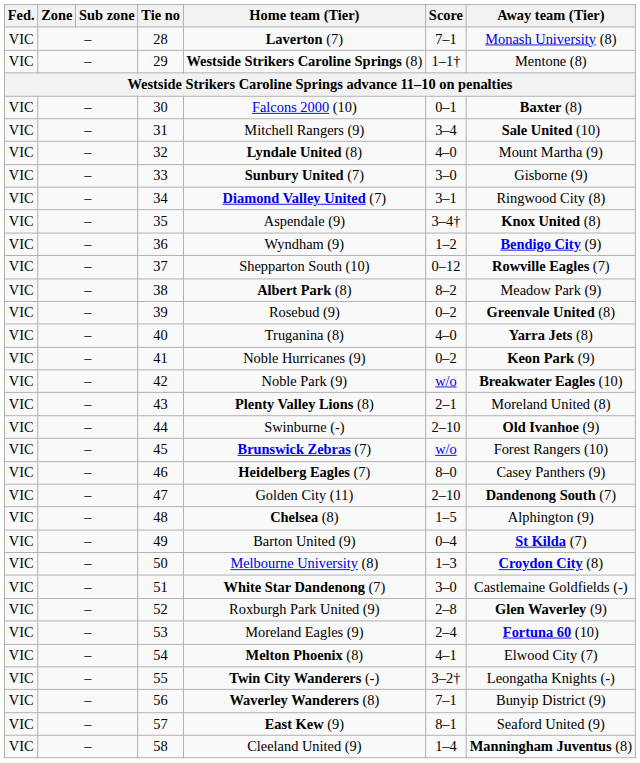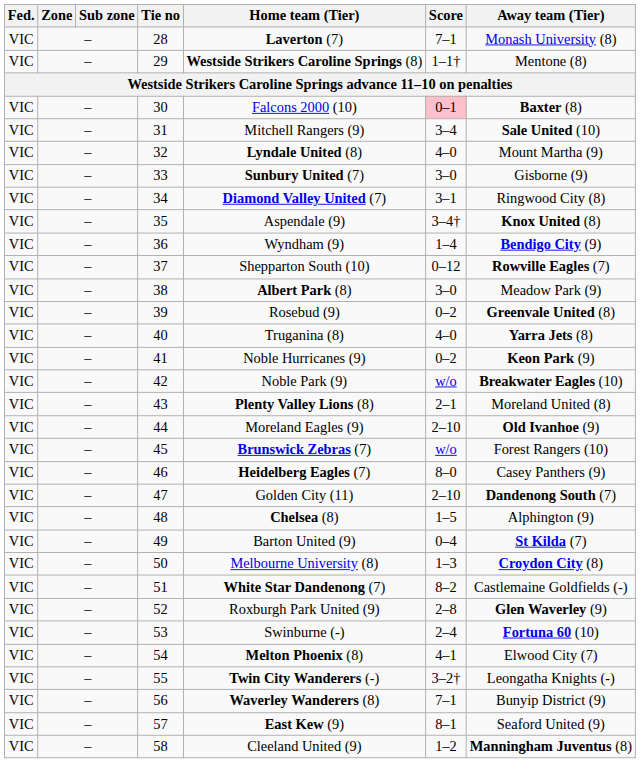(446, 107) no background -> (446, 107) pink background
(446, 244) 1–2 -> (446, 244) 1–4
(446, 289) 8–2 -> (446, 289) 3–0
(304, 426) Swinburne (-) -> (304, 426) Moreland Eagles (9)
(446, 586) 3–0 -> (446, 586) 8–2
(304, 632) Moreland Eagles (9) -> (304, 632) Swinburne (-)
(446, 746) 1–4 -> (446, 746) 1–2
